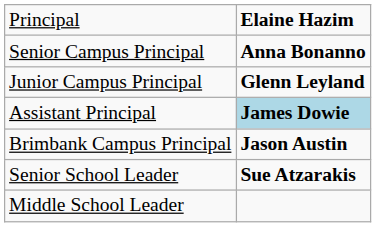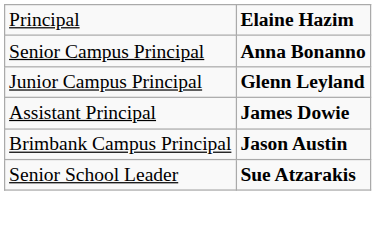(295, 112) lightblue background -> (295, 112) no background
- row: (96, 205)
